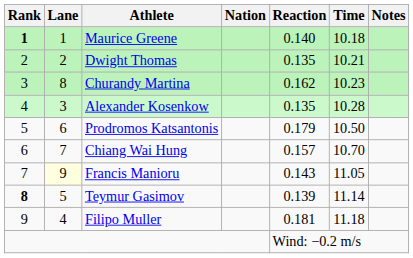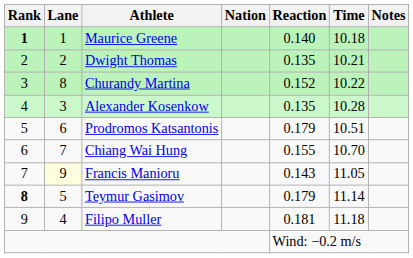(299, 83) 0.162 -> (299, 83) 0.152
(349, 83) 10.23 -> (349, 83) 10.22
(349, 128) 10.50 -> (349, 128) 10.51
(299, 151) 0.157 -> (299, 151) 0.155
(299, 196) 0.139 -> (299, 196) 0.179
